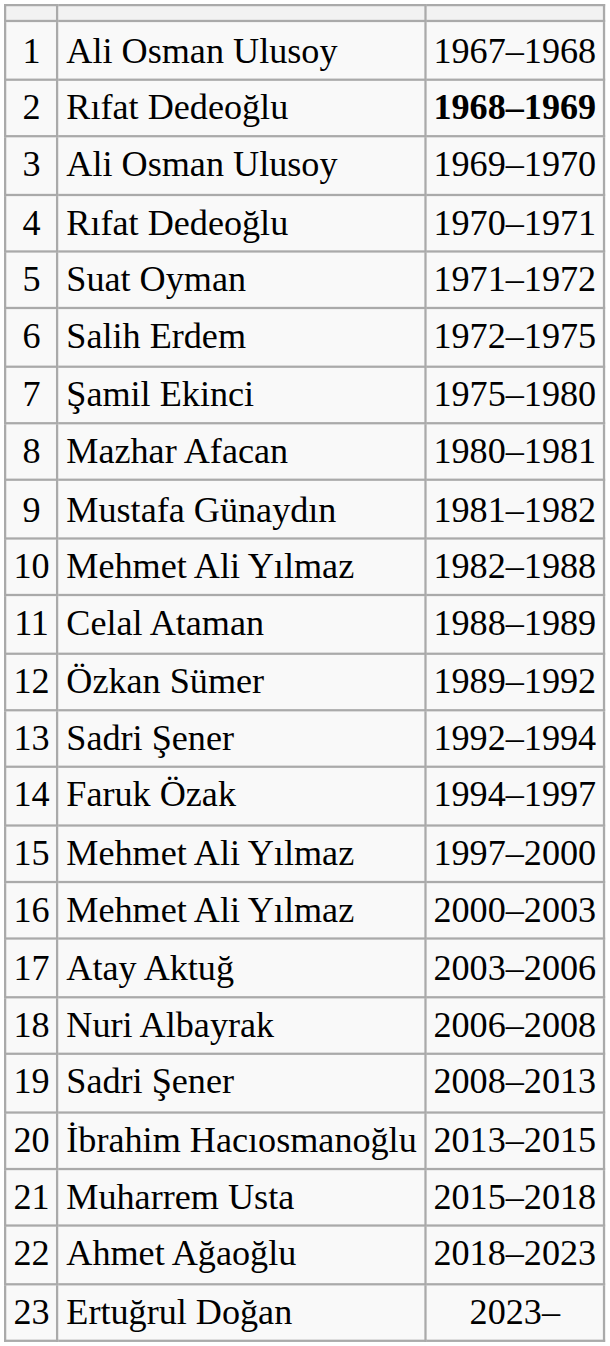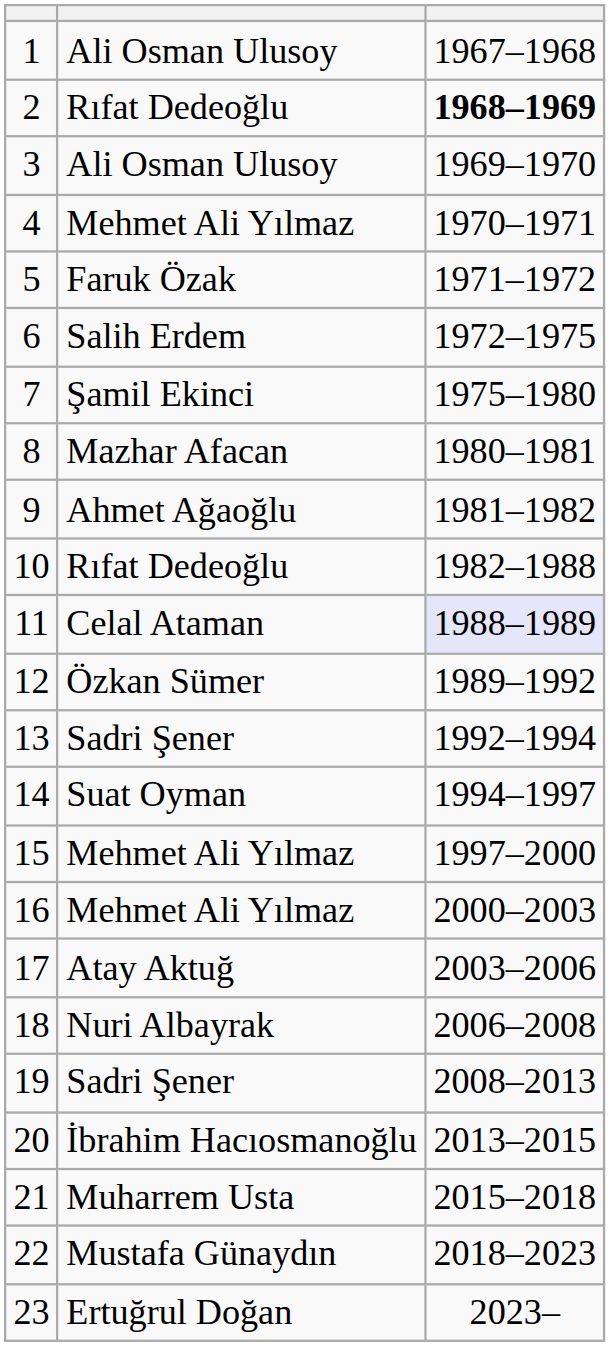(177, 221) Rıfat Dedeoğlu -> (210, 221) Mehmet Ali Yılmaz
(156, 279) Suat Oyman -> (151, 279) Faruk Özak
(201, 508) Mustafa Günaydın -> (181, 508) Ahmet Ağaoğlu
(210, 565) Mehmet Ali Yılmaz -> (177, 565) Rıfat Dedeoğlu
(515, 623) no background -> (515, 623) lavender background
(151, 795) Faruk Özak -> (156, 795) Suat Oyman
(181, 1254) Ahmet Ağaoğlu -> (201, 1254) Mustafa Günaydın
